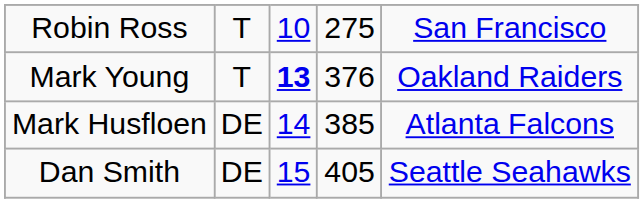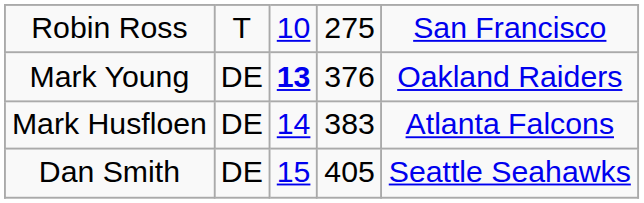(242, 76) T -> (242, 76) DE
(350, 124) 385 -> (350, 124) 383
